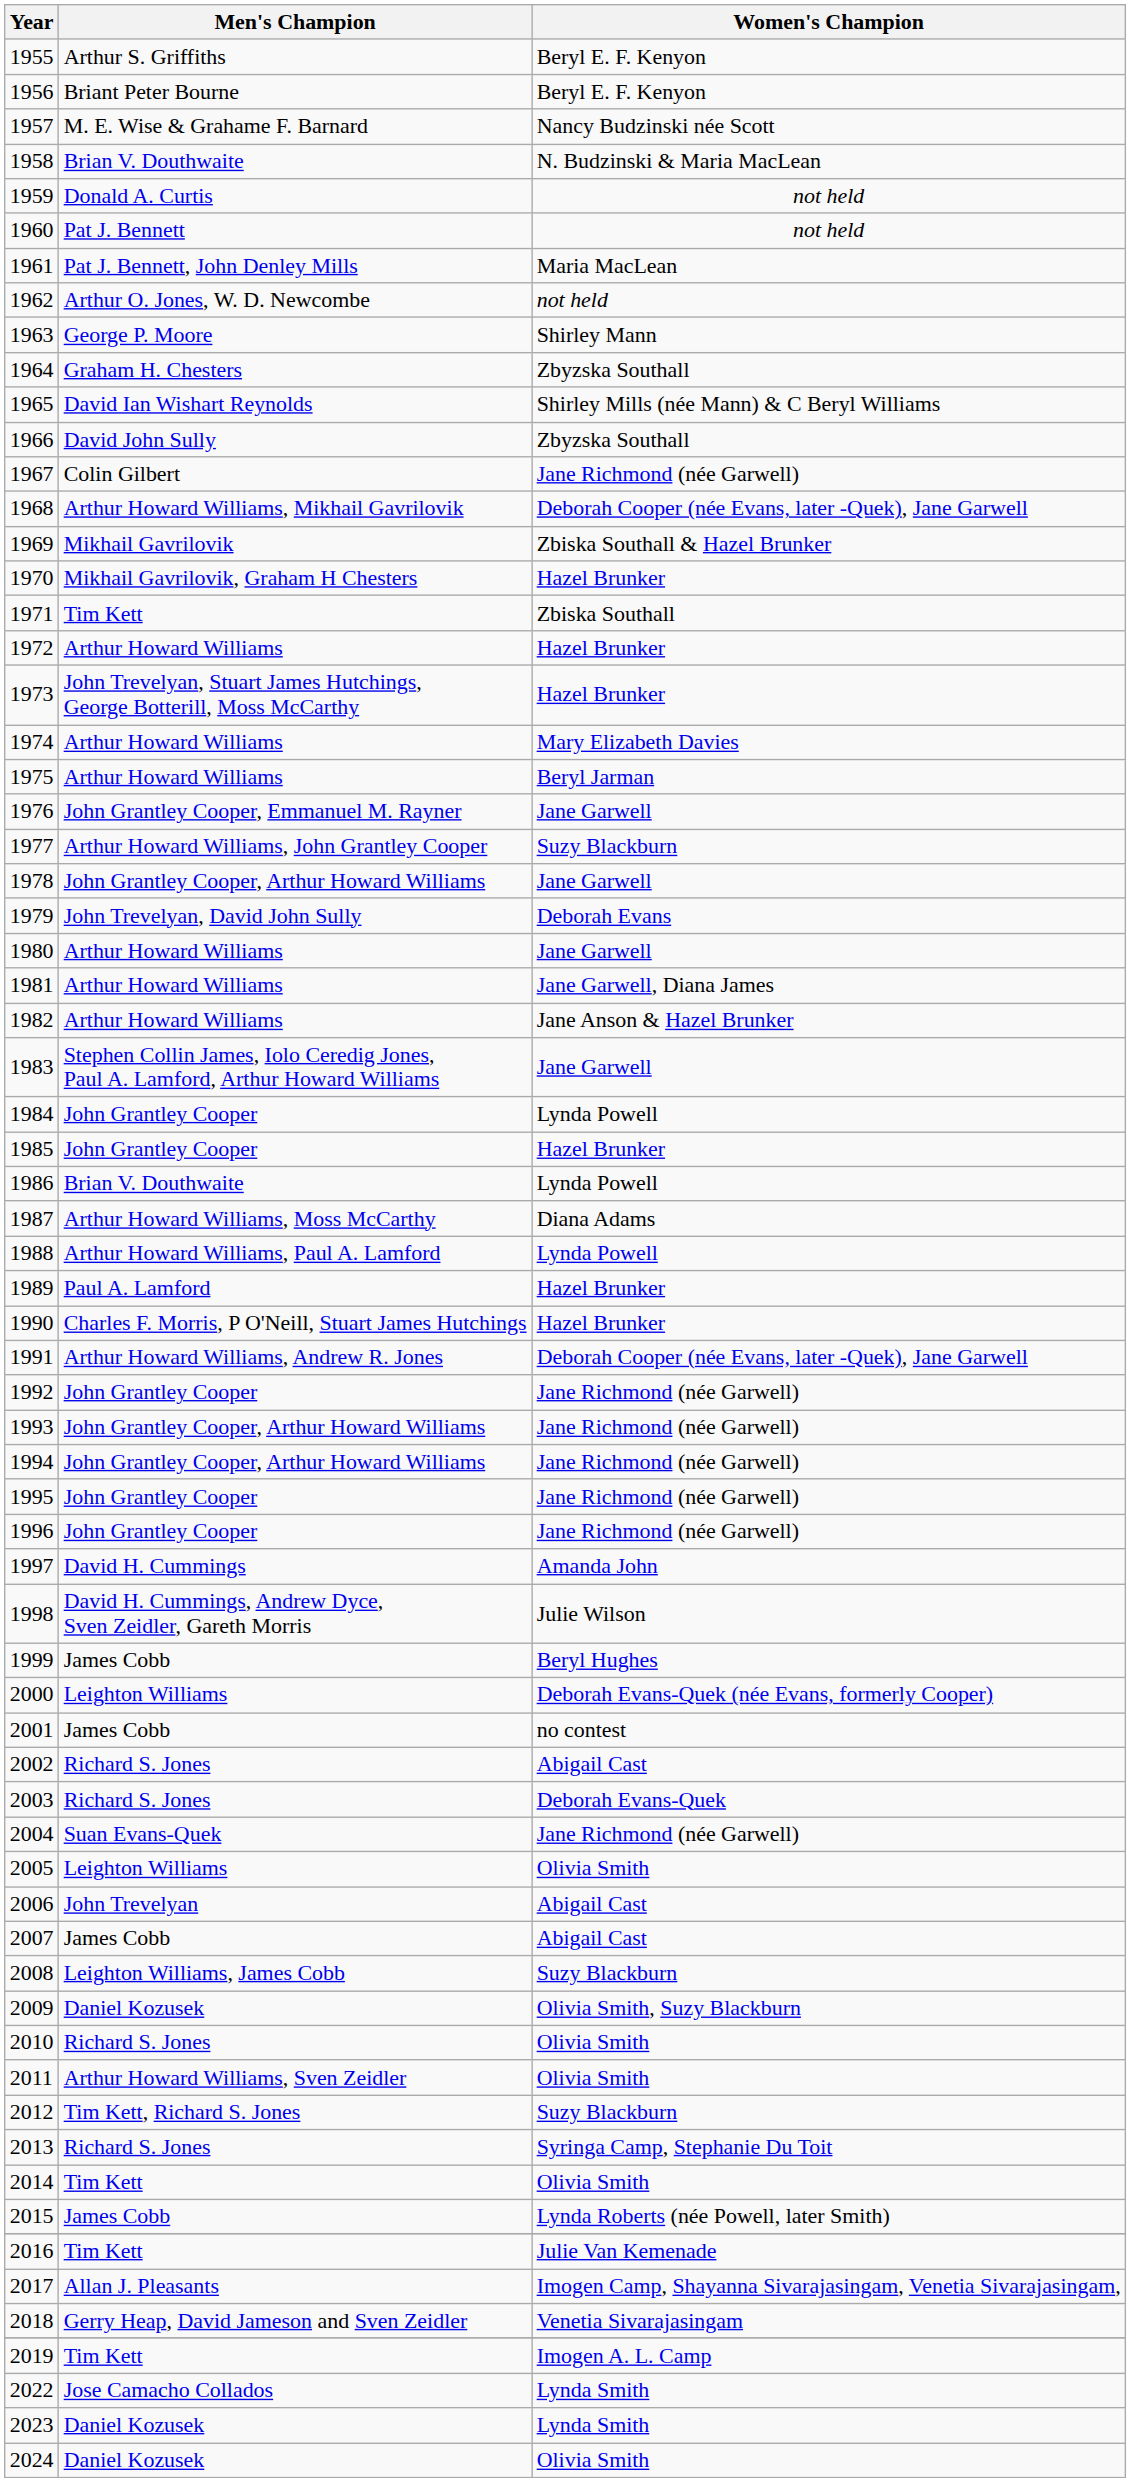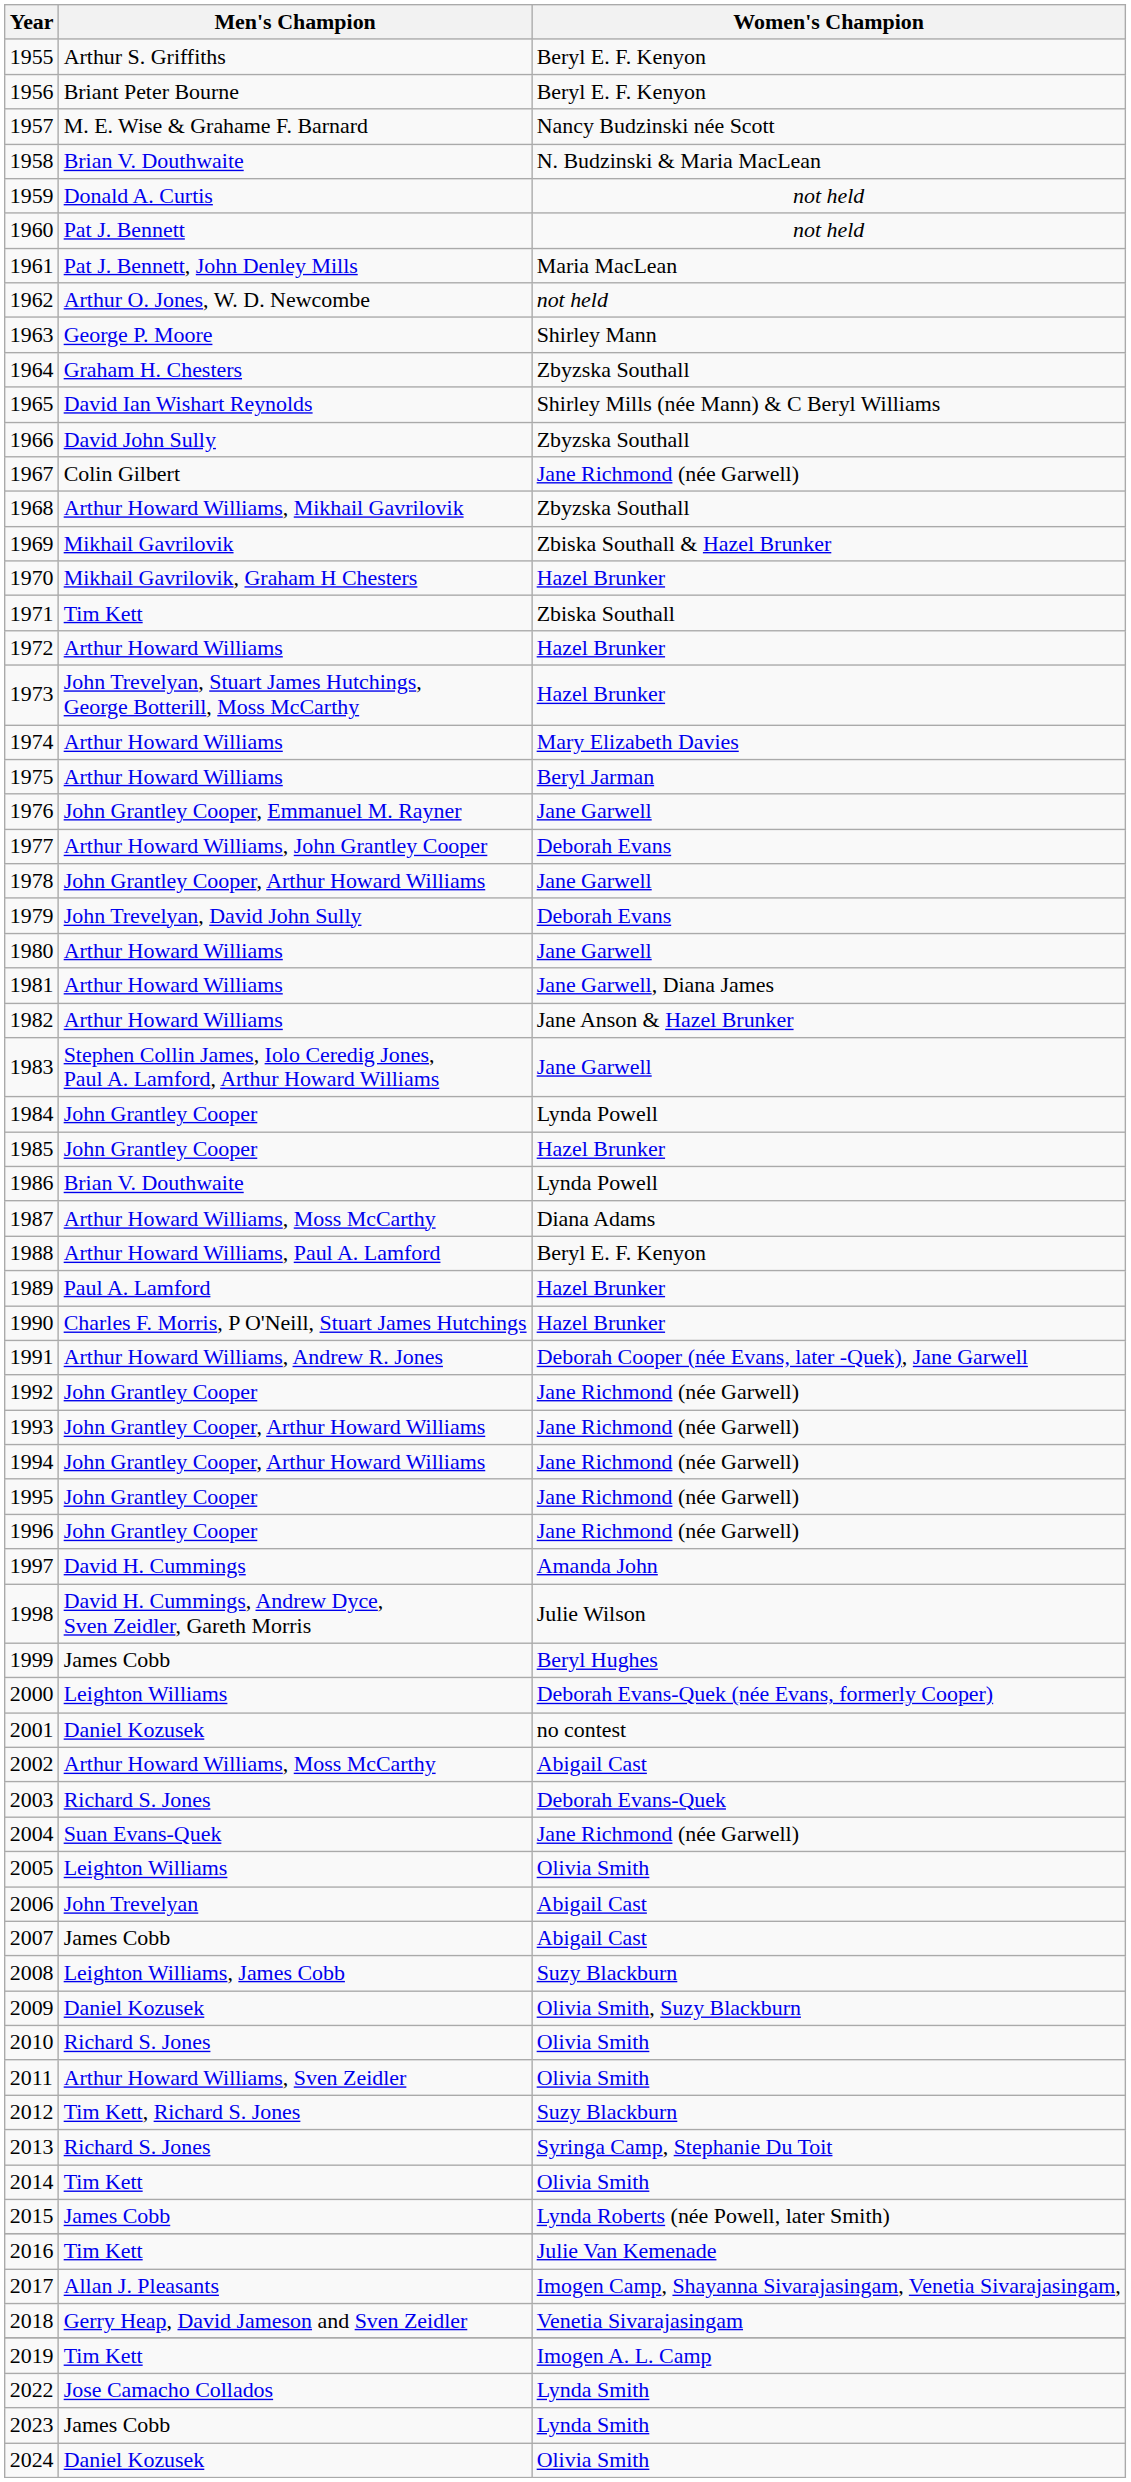(782, 508) Deborah Cooper (née Evans, later -Quek), Jane Garwell -> (613, 508) Zbyzska Southall
(607, 846) Suzy Blackburn -> (604, 846) Deborah Evans
(597, 1253) Lynda Powell -> (621, 1253) Beryl E. F. Kenyon
(117, 1729) James Cobb -> (134, 1729) Daniel Kozusek
(137, 1764) Richard S. Jones -> (250, 1764) Arthur Howard Williams, Moss McCarthy
(134, 2425) Daniel Kozusek -> (117, 2425) James Cobb
